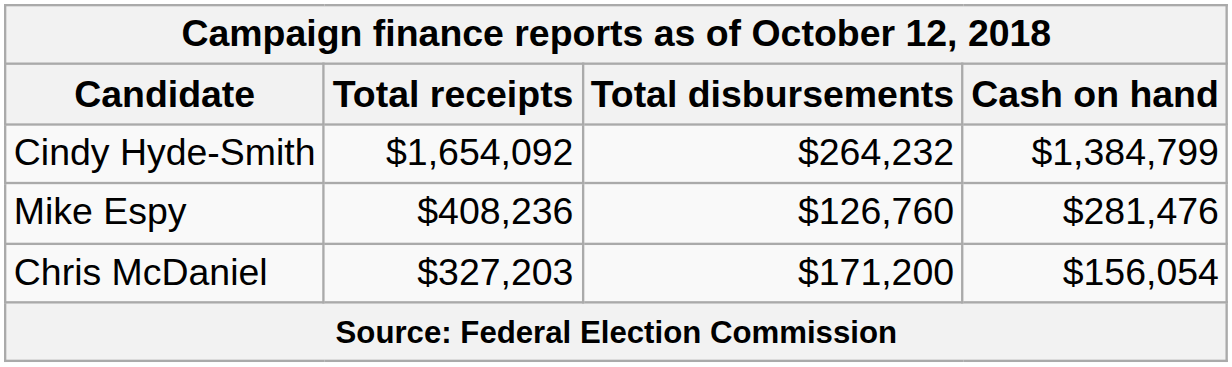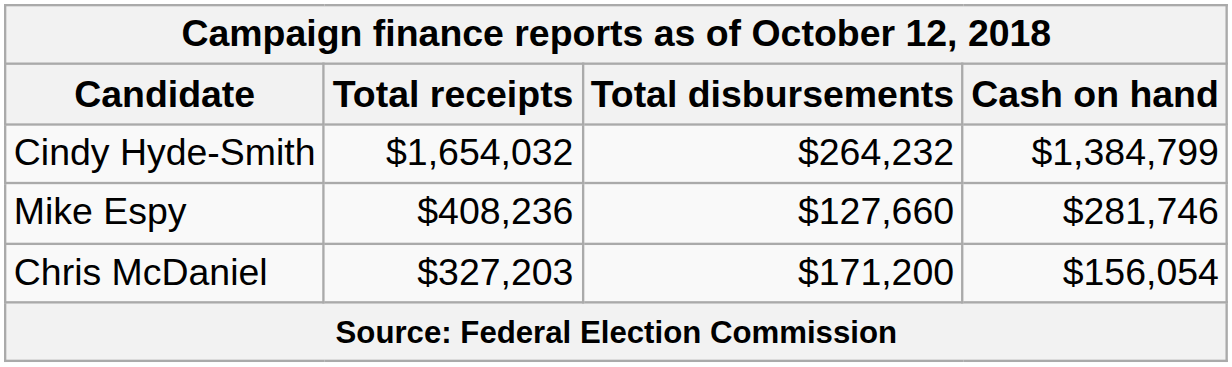(480, 152) $1,654,092 -> (480, 152) $1,654,032
(876, 212) $126,760 -> (876, 212) $127,660
(1141, 212) $281,476 -> (1141, 212) $281,746
